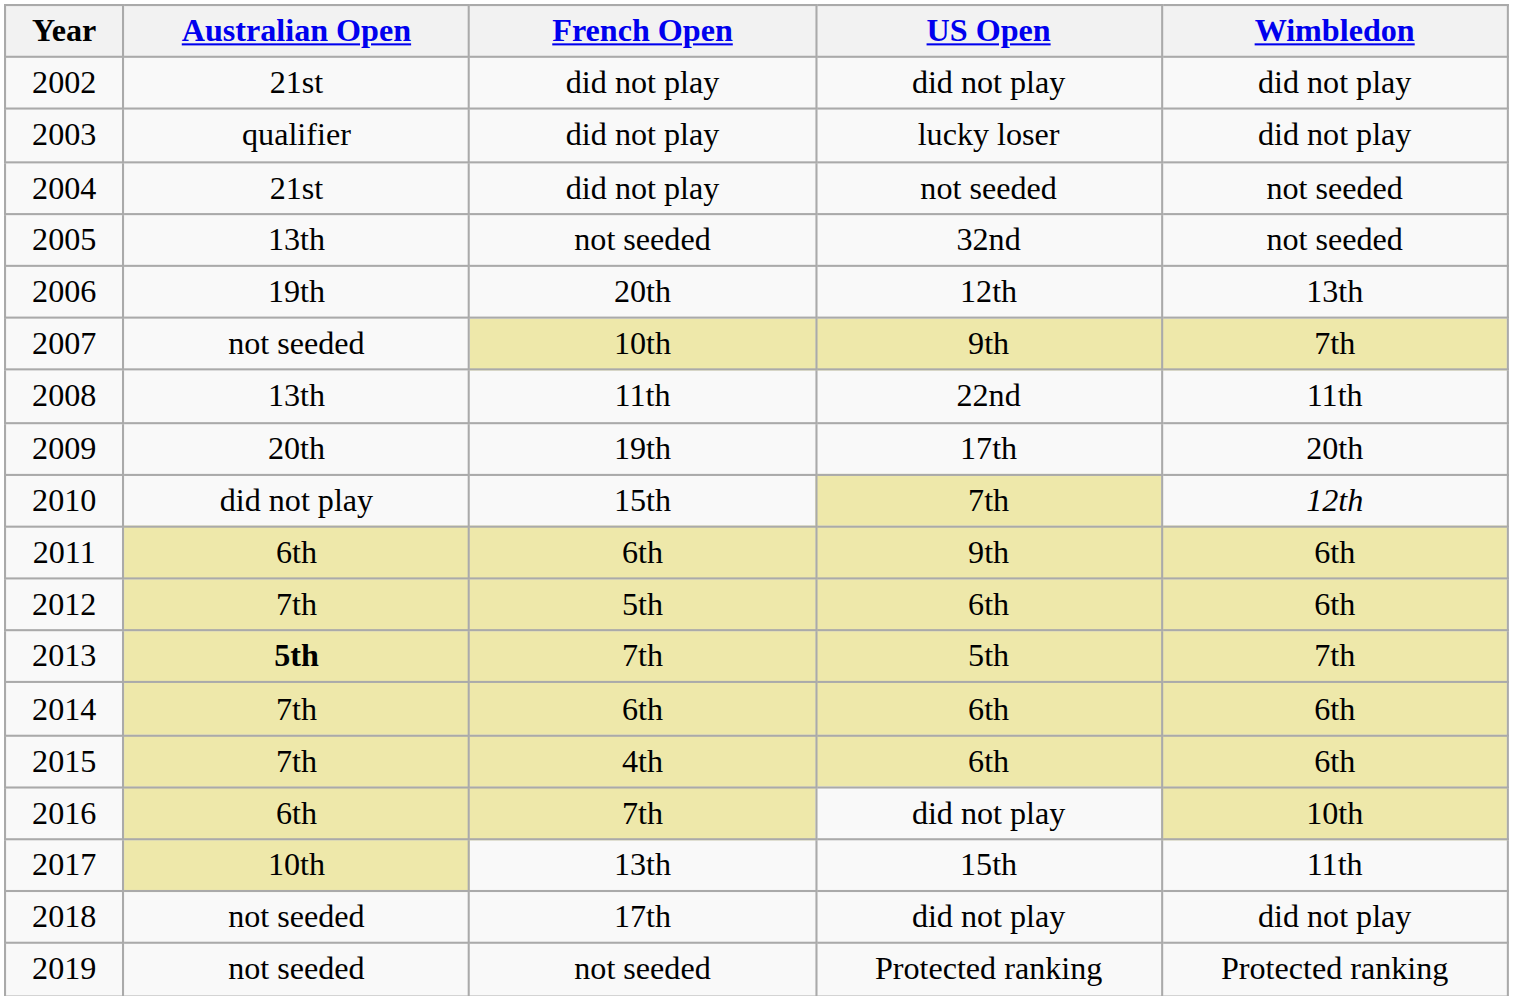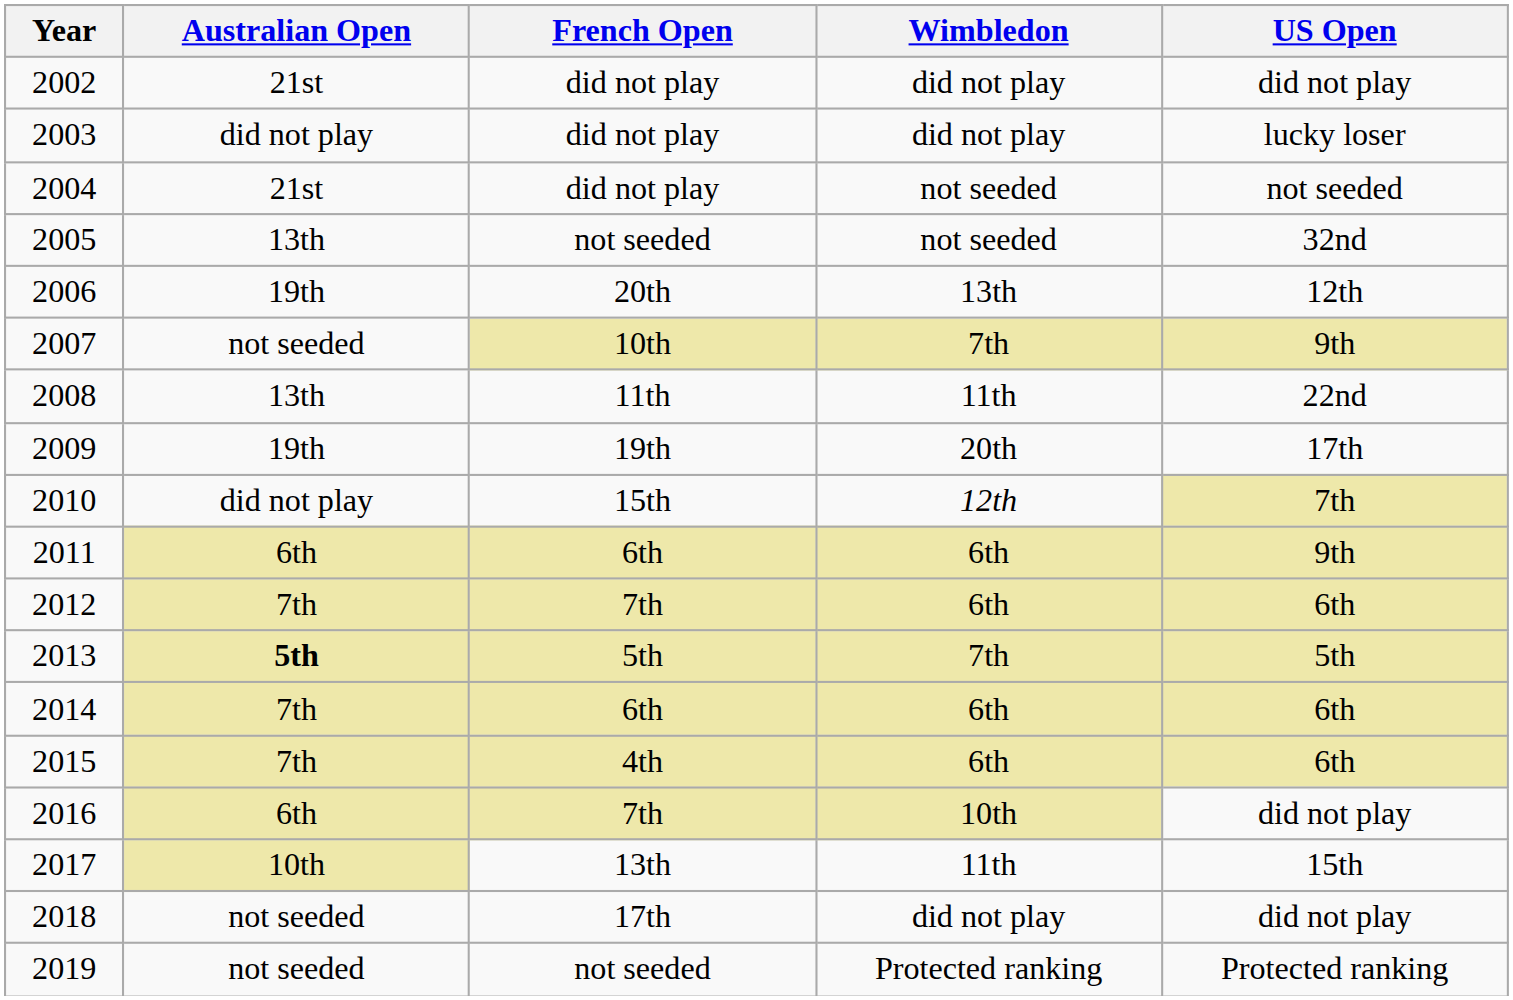columns swapped: (1335, 30) <-> (989, 30)
(296, 134) qualifier -> (296, 134) did not play
(296, 447) 20th -> (296, 447) 19th
(643, 603) 5th -> (643, 603) 7th
(643, 655) 7th -> (643, 655) 5th
